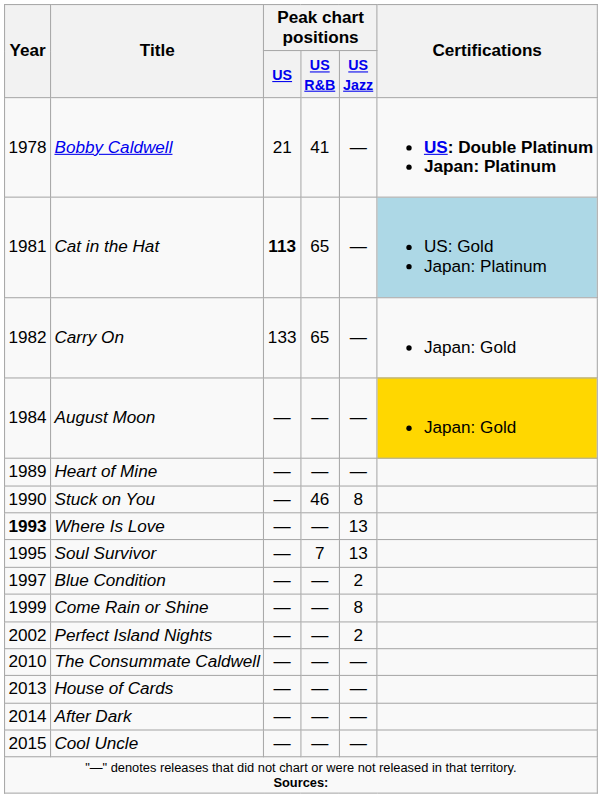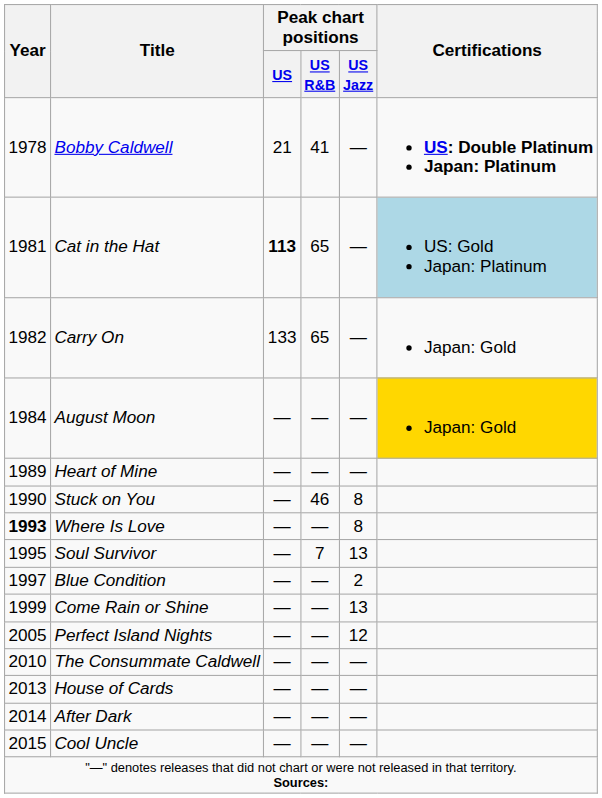(358, 526) 13 -> (358, 526) 8
(358, 607) 8 -> (358, 607) 13
(28, 634) 2002 -> (28, 634) 2005
(358, 634) 2 -> (358, 634) 12
